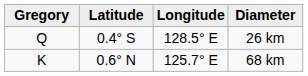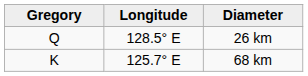- column: (116, 15)
